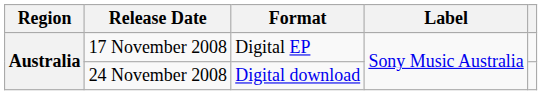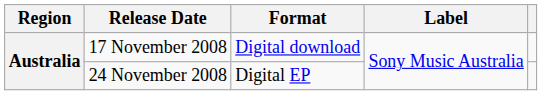(273, 47) Digital EP -> (298, 47) Digital download
(298, 75) Digital download -> (273, 75) Digital EP
